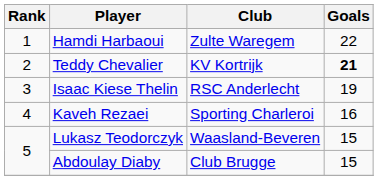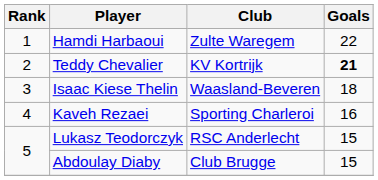(245, 89) RSC Anderlecht -> (255, 89) Waasland-Beveren
(349, 89) 19 -> (349, 89) 18
(255, 138) Waasland-Beveren -> (245, 138) RSC Anderlecht
